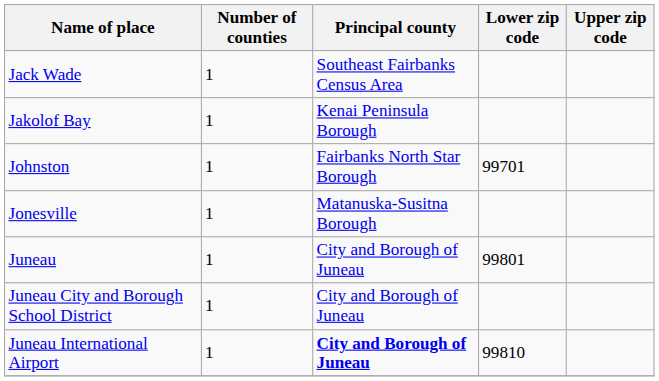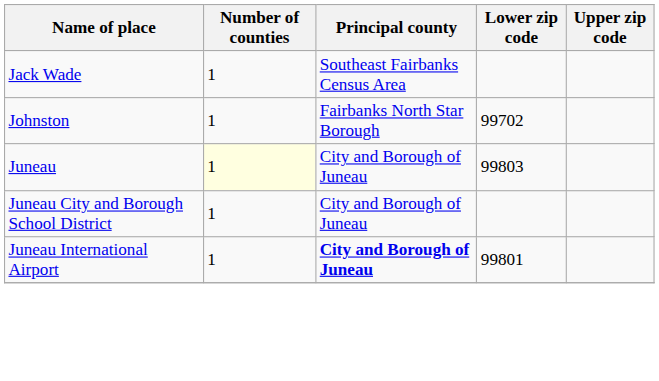- row: (50, 120)
(504, 166) 99701 -> (502, 120) 99702
- row: (43, 213)
(209, 259) no background -> (212, 166) lightyellow background
(504, 259) 99801 -> (502, 166) 99803
(504, 352) 99810 -> (502, 259) 99801
